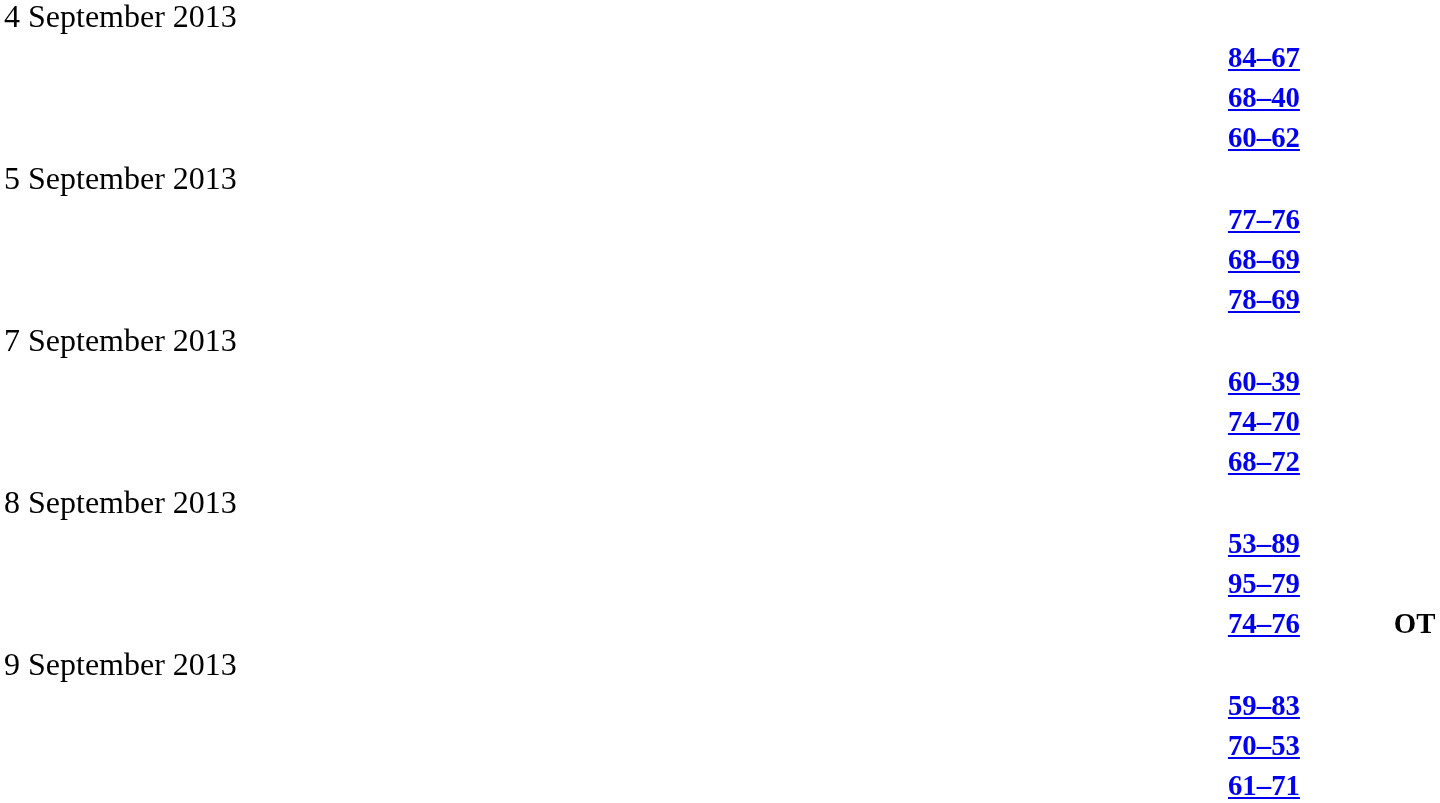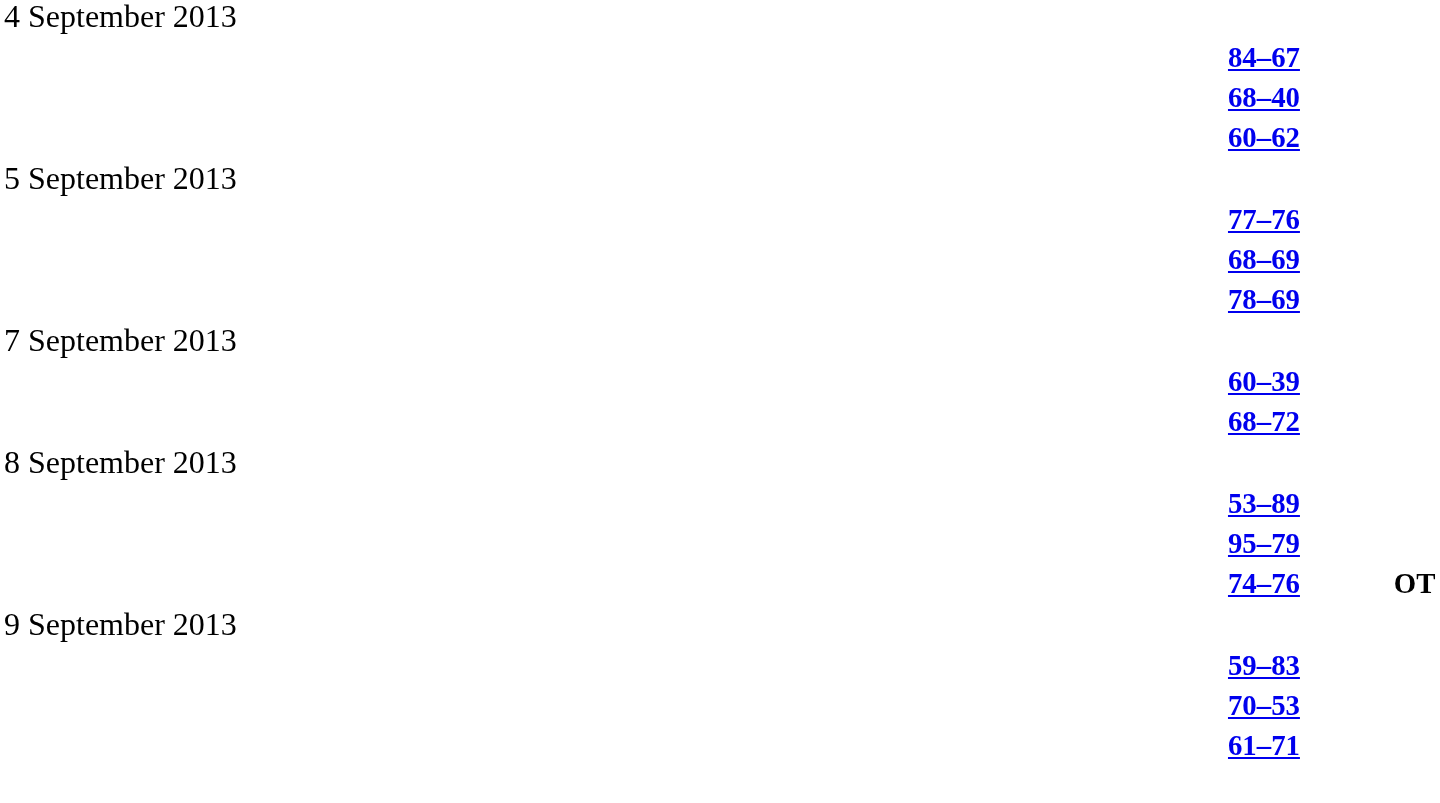- row: (505, 422)
